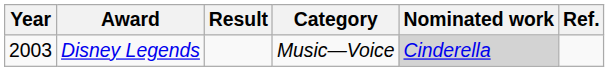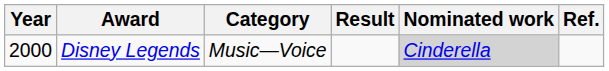columns swapped: (336, 19) <-> (238, 19)
(31, 50) 2003 -> (31, 50) 2000
